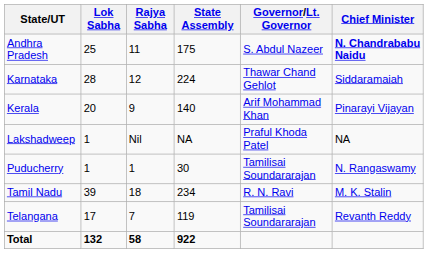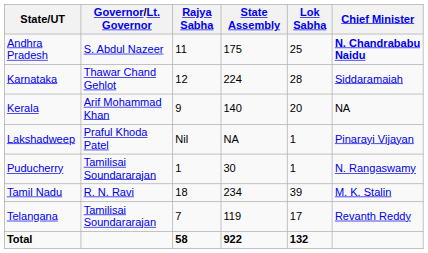columns swapped: (104, 19) <-> (286, 19)
(374, 109) Pinarayi Vijayan -> (343, 109) NA
(343, 139) NA -> (374, 139) Pinarayi Vijayan
